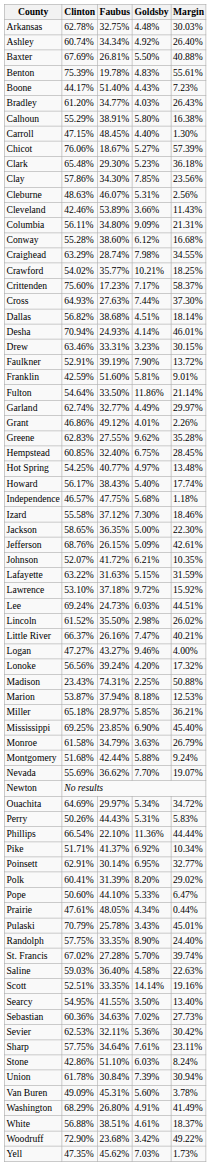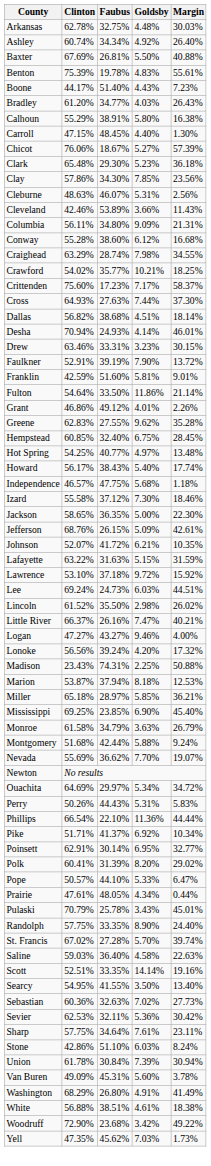- row: (22, 407)
(79, 895) 50.60% -> (79, 879) 50.57%
(114, 1016) 34.63% -> (114, 1001) 32.63%
(188, 1123) 18.37% -> (188, 1108) 18.38%
